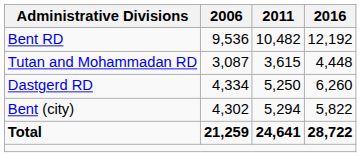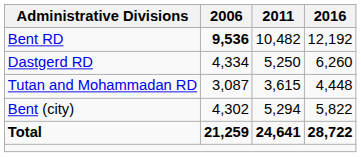(231, 39) normal -> (231, 39) bold
rows swapped: (50, 86) <-> (102, 62)
